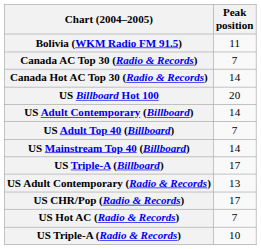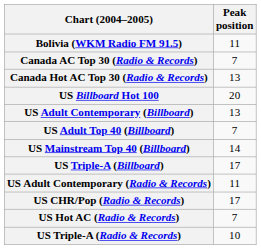(235, 78) 14 -> (235, 78) 13
(235, 113) 14 -> (235, 113) 13
(235, 183) 13 -> (235, 183) 11
